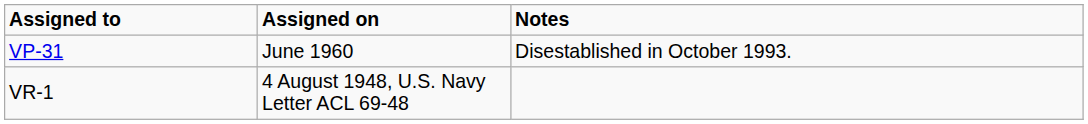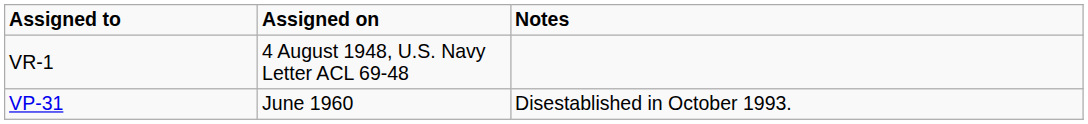rows swapped: (31, 92) <-> (36, 50)
